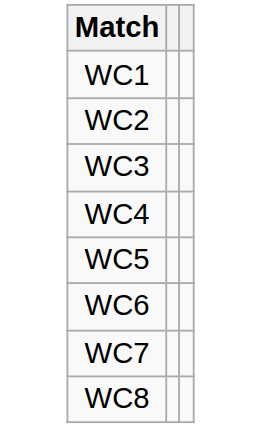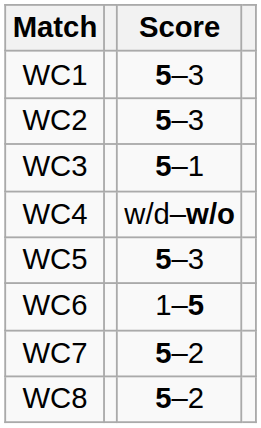+ column: (180, 27)
